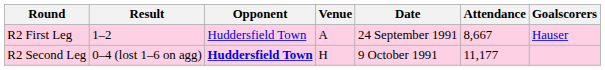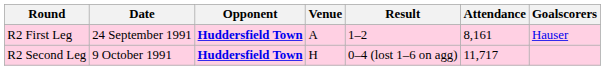columns swapped: (408, 14) <-> (147, 14)
(257, 34) normal -> (250, 34) bold
(478, 34) 8,667 -> (478, 34) 8,161
(481, 55) 11,177 -> (481, 55) 11,717
